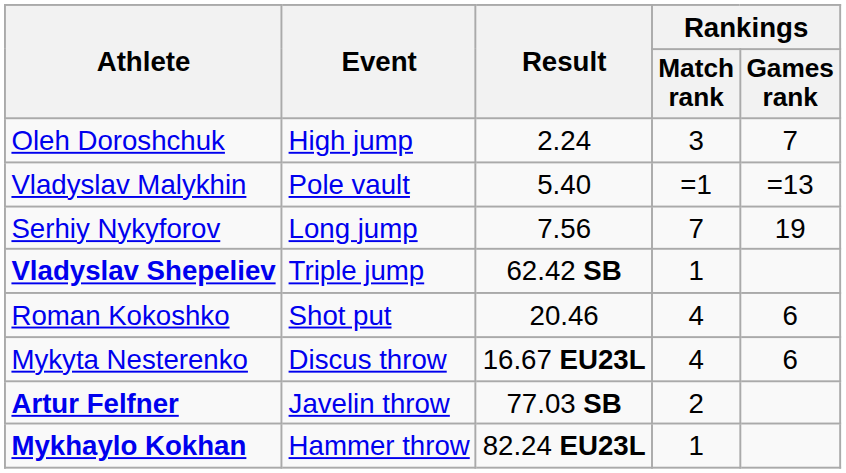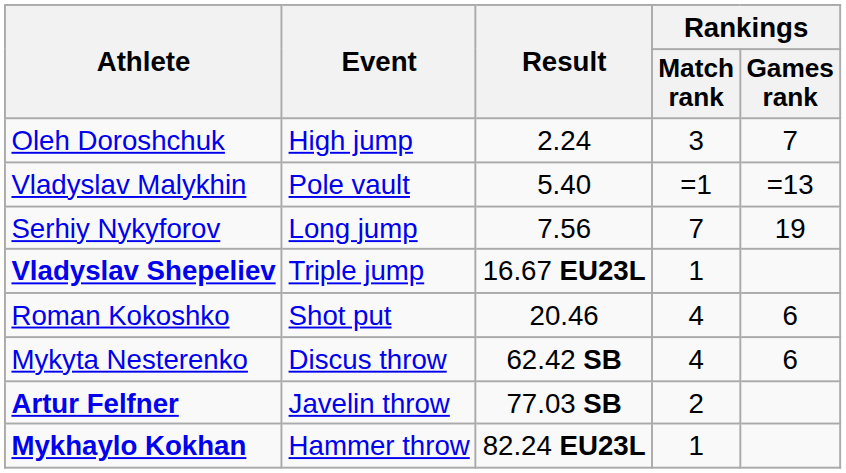(564, 272) 62.42 SB -> (564, 272) 16.67 EU23L
(564, 359) 16.67 EU23L -> (564, 359) 62.42 SB
